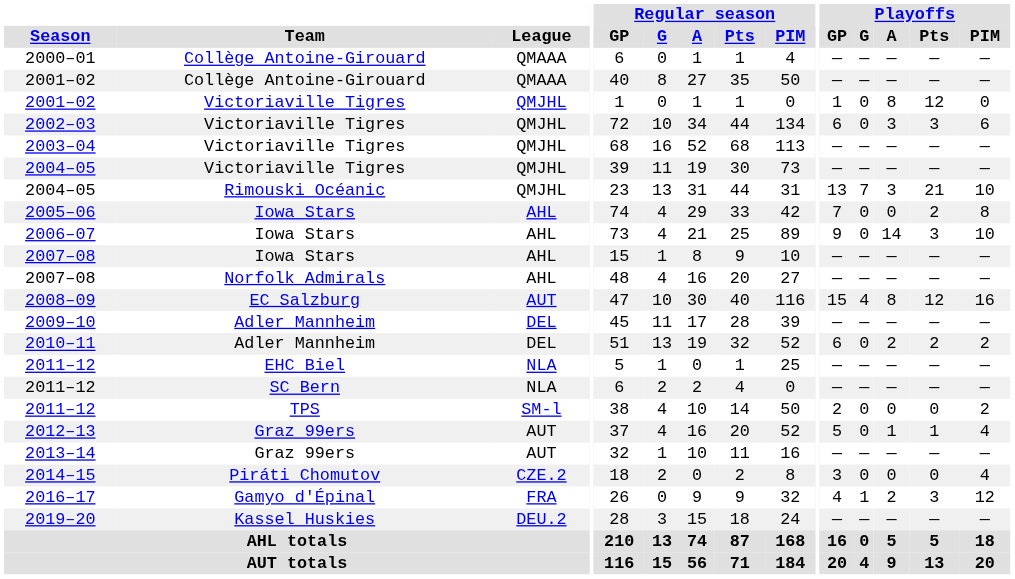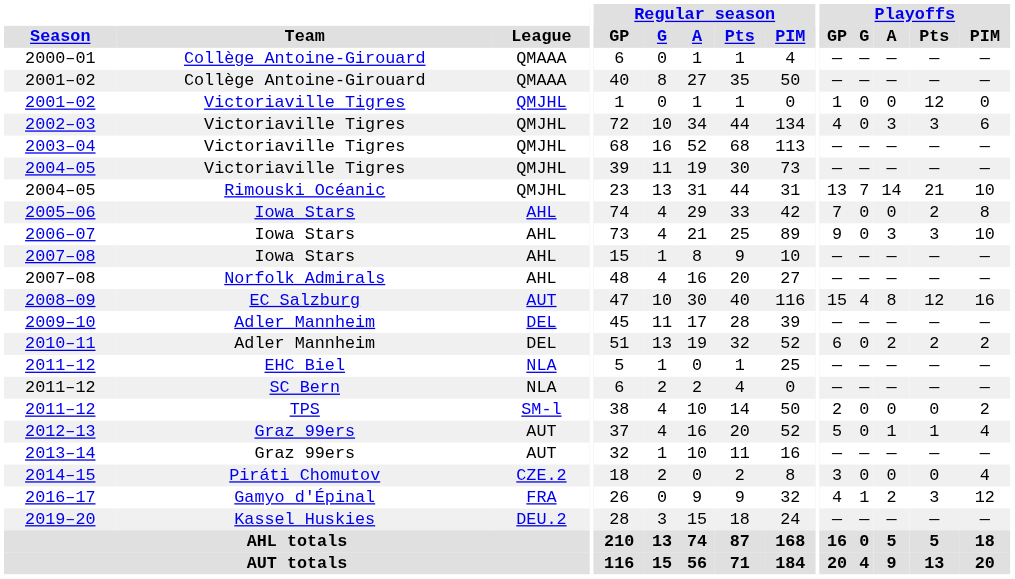(891, 103) 8 -> (891, 103) 0
(837, 125) 6 -> (837, 125) 4
(891, 190) 3 -> (892, 190) 14
(892, 234) 14 -> (891, 234) 3
